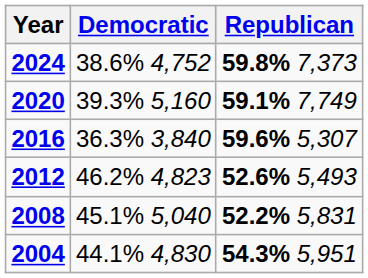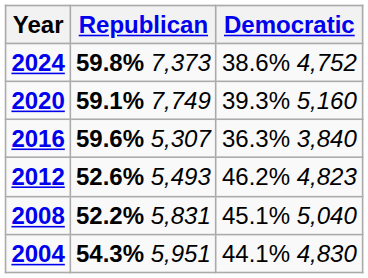columns swapped: (289, 25) <-> (143, 25)
